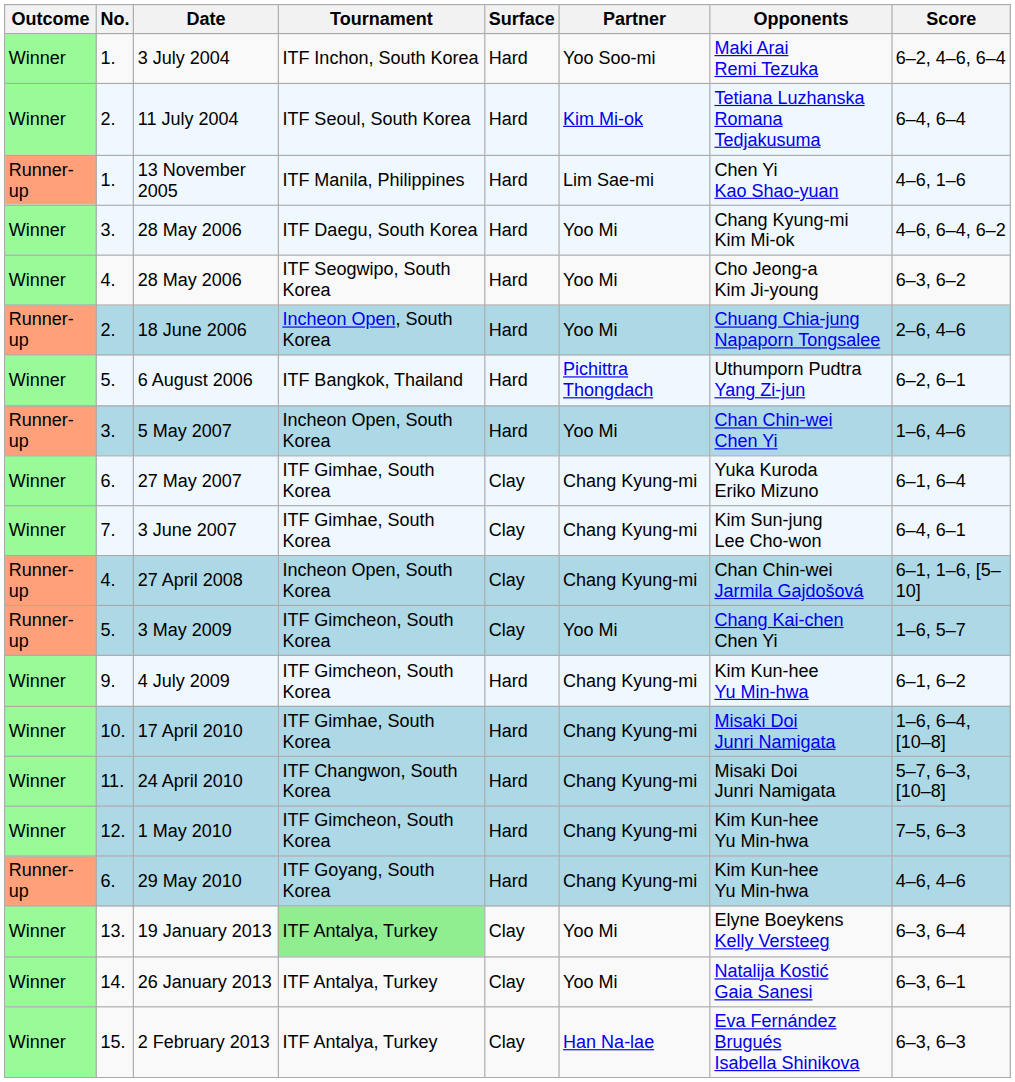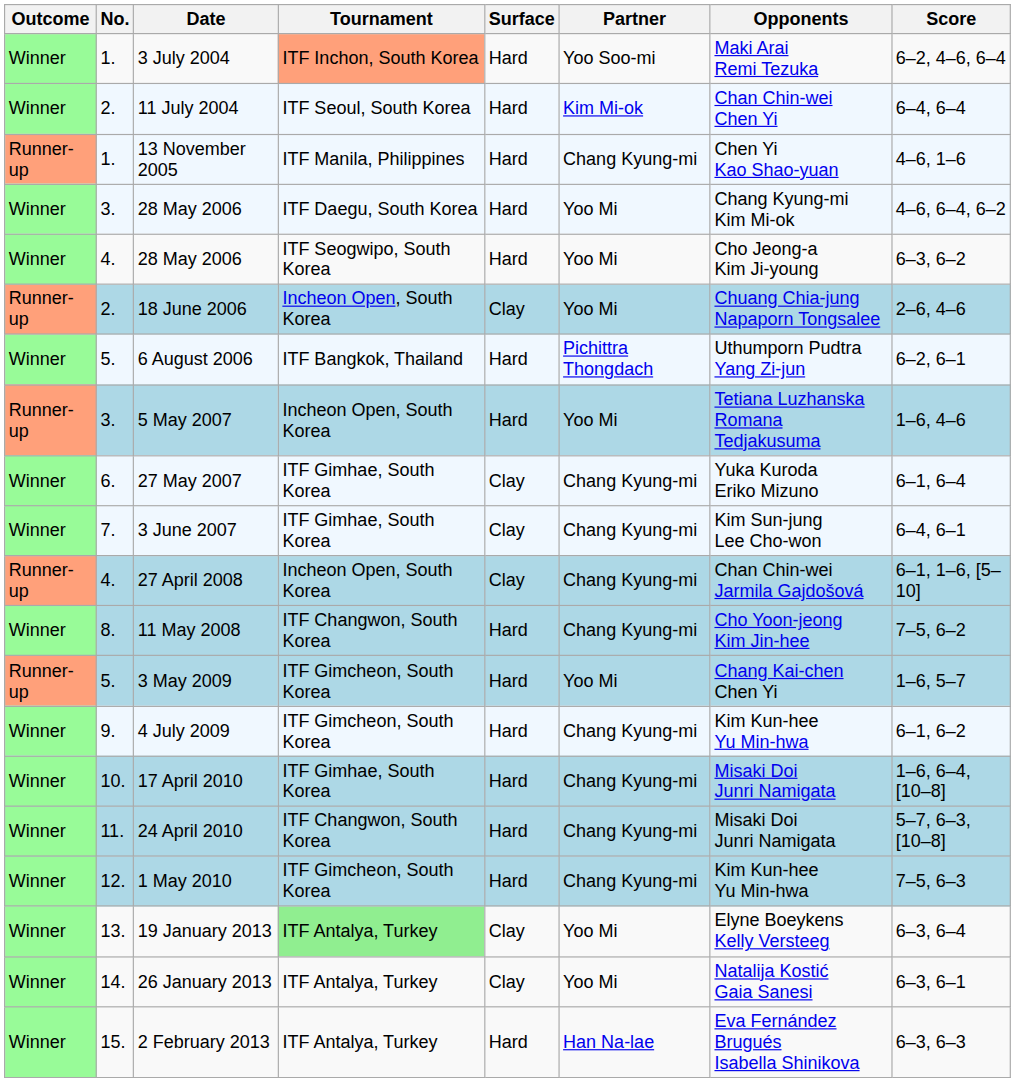(380, 58) no background -> (380, 58) lightsalmon background
(790, 118) Tetiana Luzhanska Romana Tedjakusuma -> (773, 108) Chan Chin-wei Chen Yi
(609, 179) Lim Sae-mi -> (630, 158) Chang Kyung-mi
(508, 329) Hard -> (507, 308) Clay
(773, 429) Chan Chin-wei Chen Yi -> (790, 419) Tetiana Luzhanska Romana Tedjakusuma
+ row: (108, 630)
(507, 630) Clay -> (508, 680) Hard
- row: (108, 880)
(507, 1041) Clay -> (508, 1041) Hard
